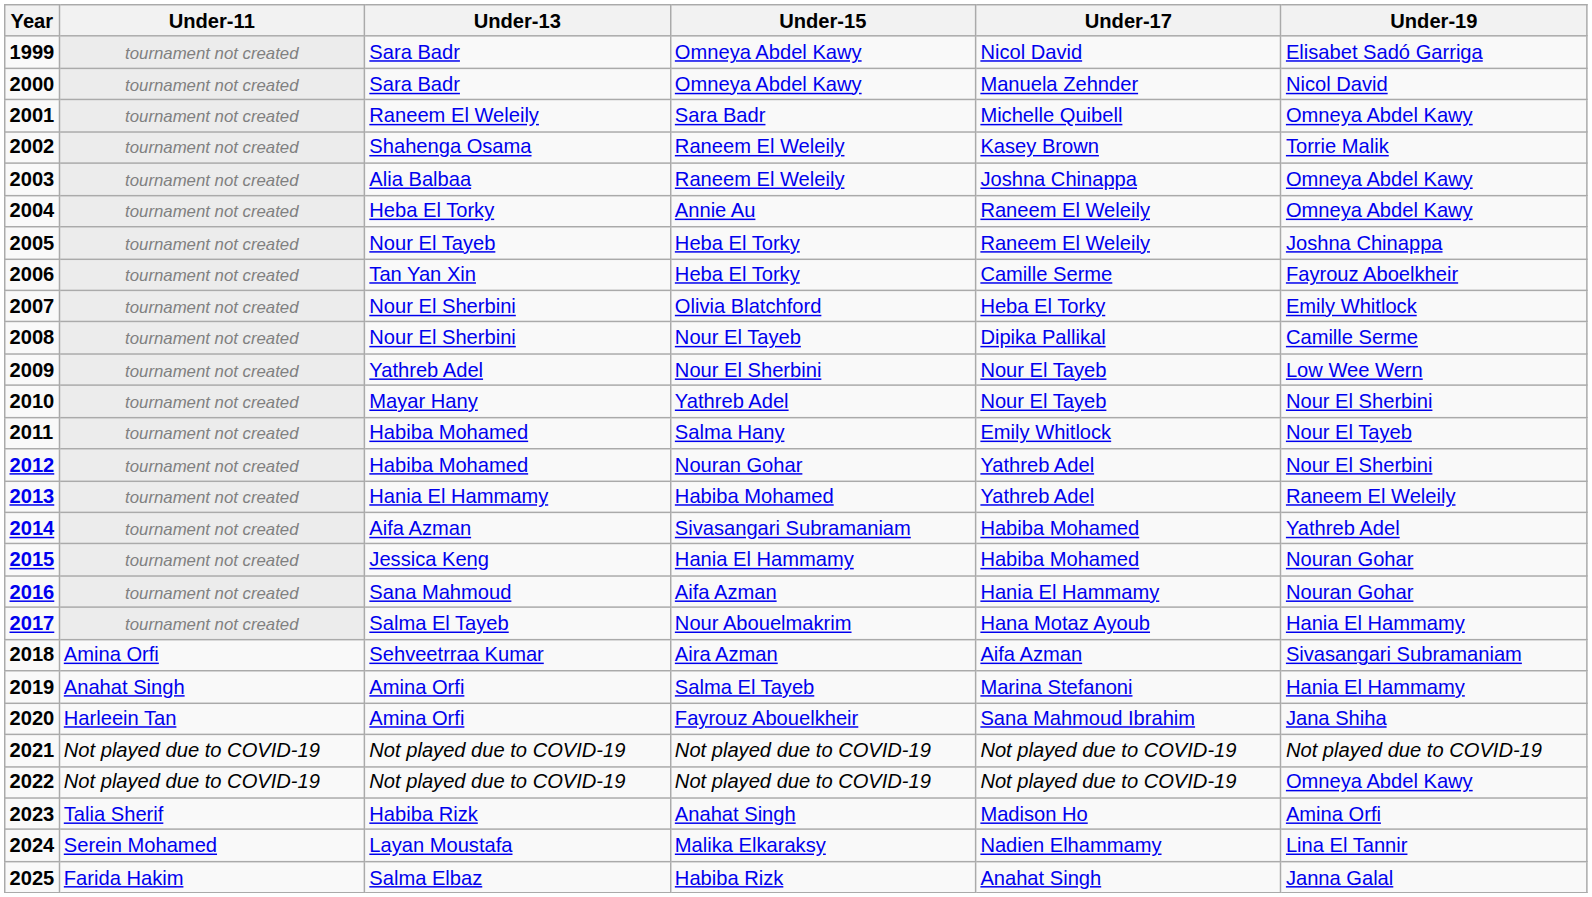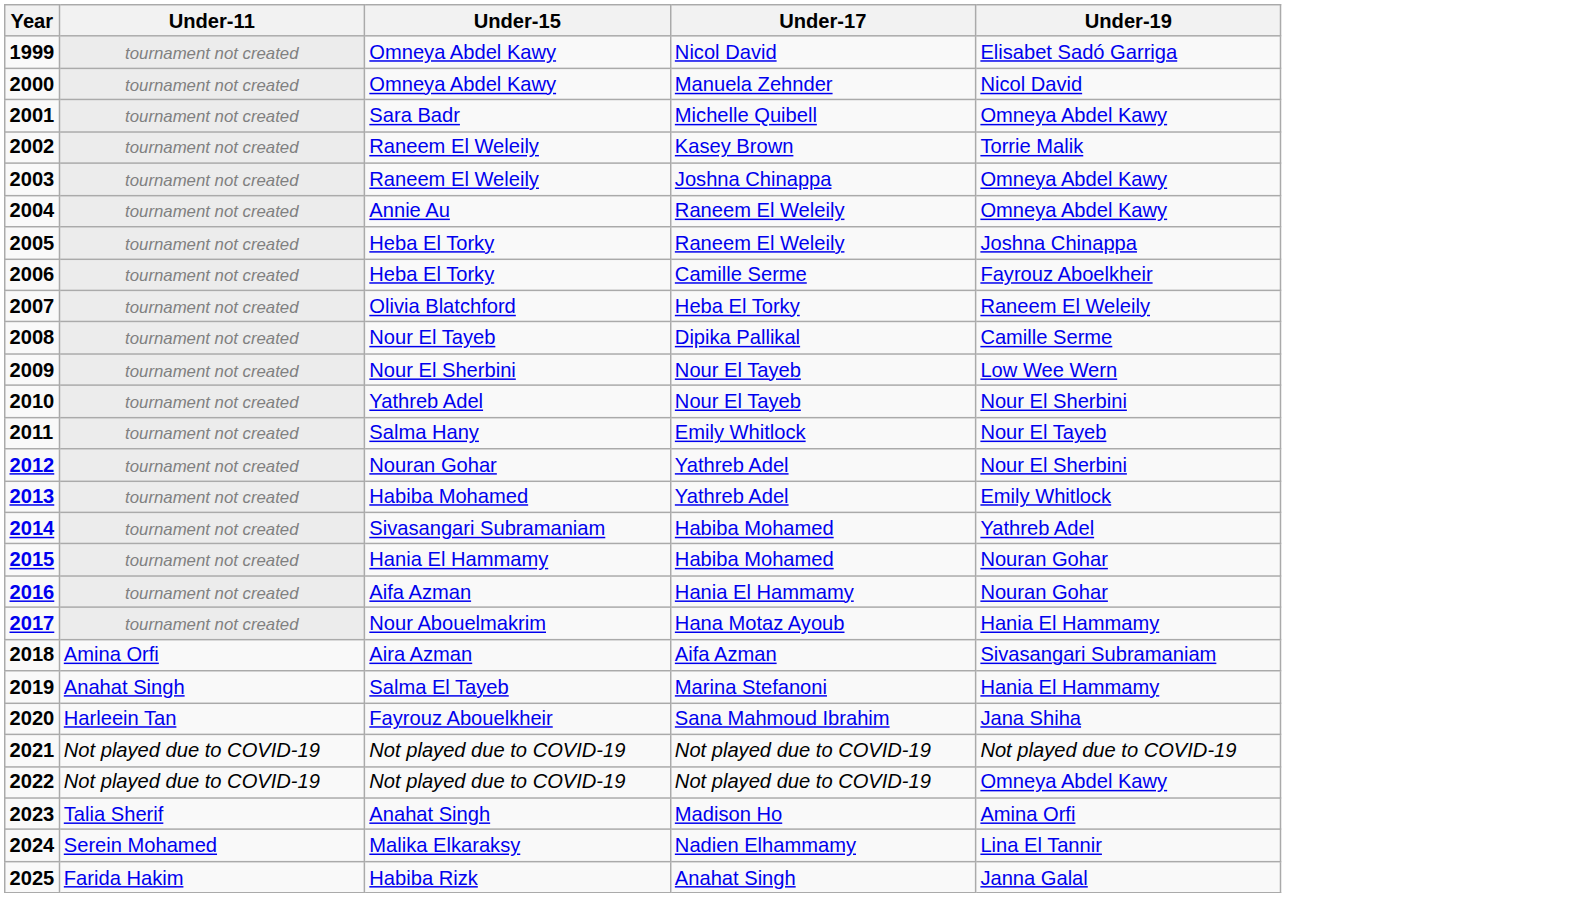- column: (517, 20)
(1351, 306) Emily Whitlock -> (1065, 306) Raneem El Weleily
(1371, 496) Raneem El Weleily -> (1046, 496) Emily Whitlock
